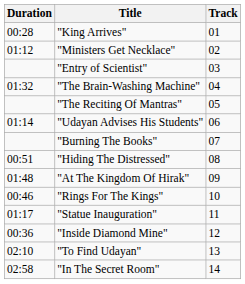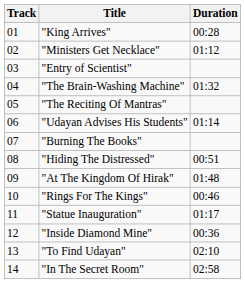columns swapped: (223, 13) <-> (29, 13)
